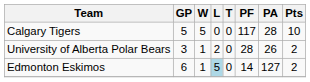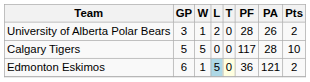rows swapped: (44, 31) <-> (89, 49)
(229, 67) no background -> (229, 67) lightyellow background
(247, 67) 14 -> (247, 67) 36
(271, 67) 127 -> (271, 67) 121
